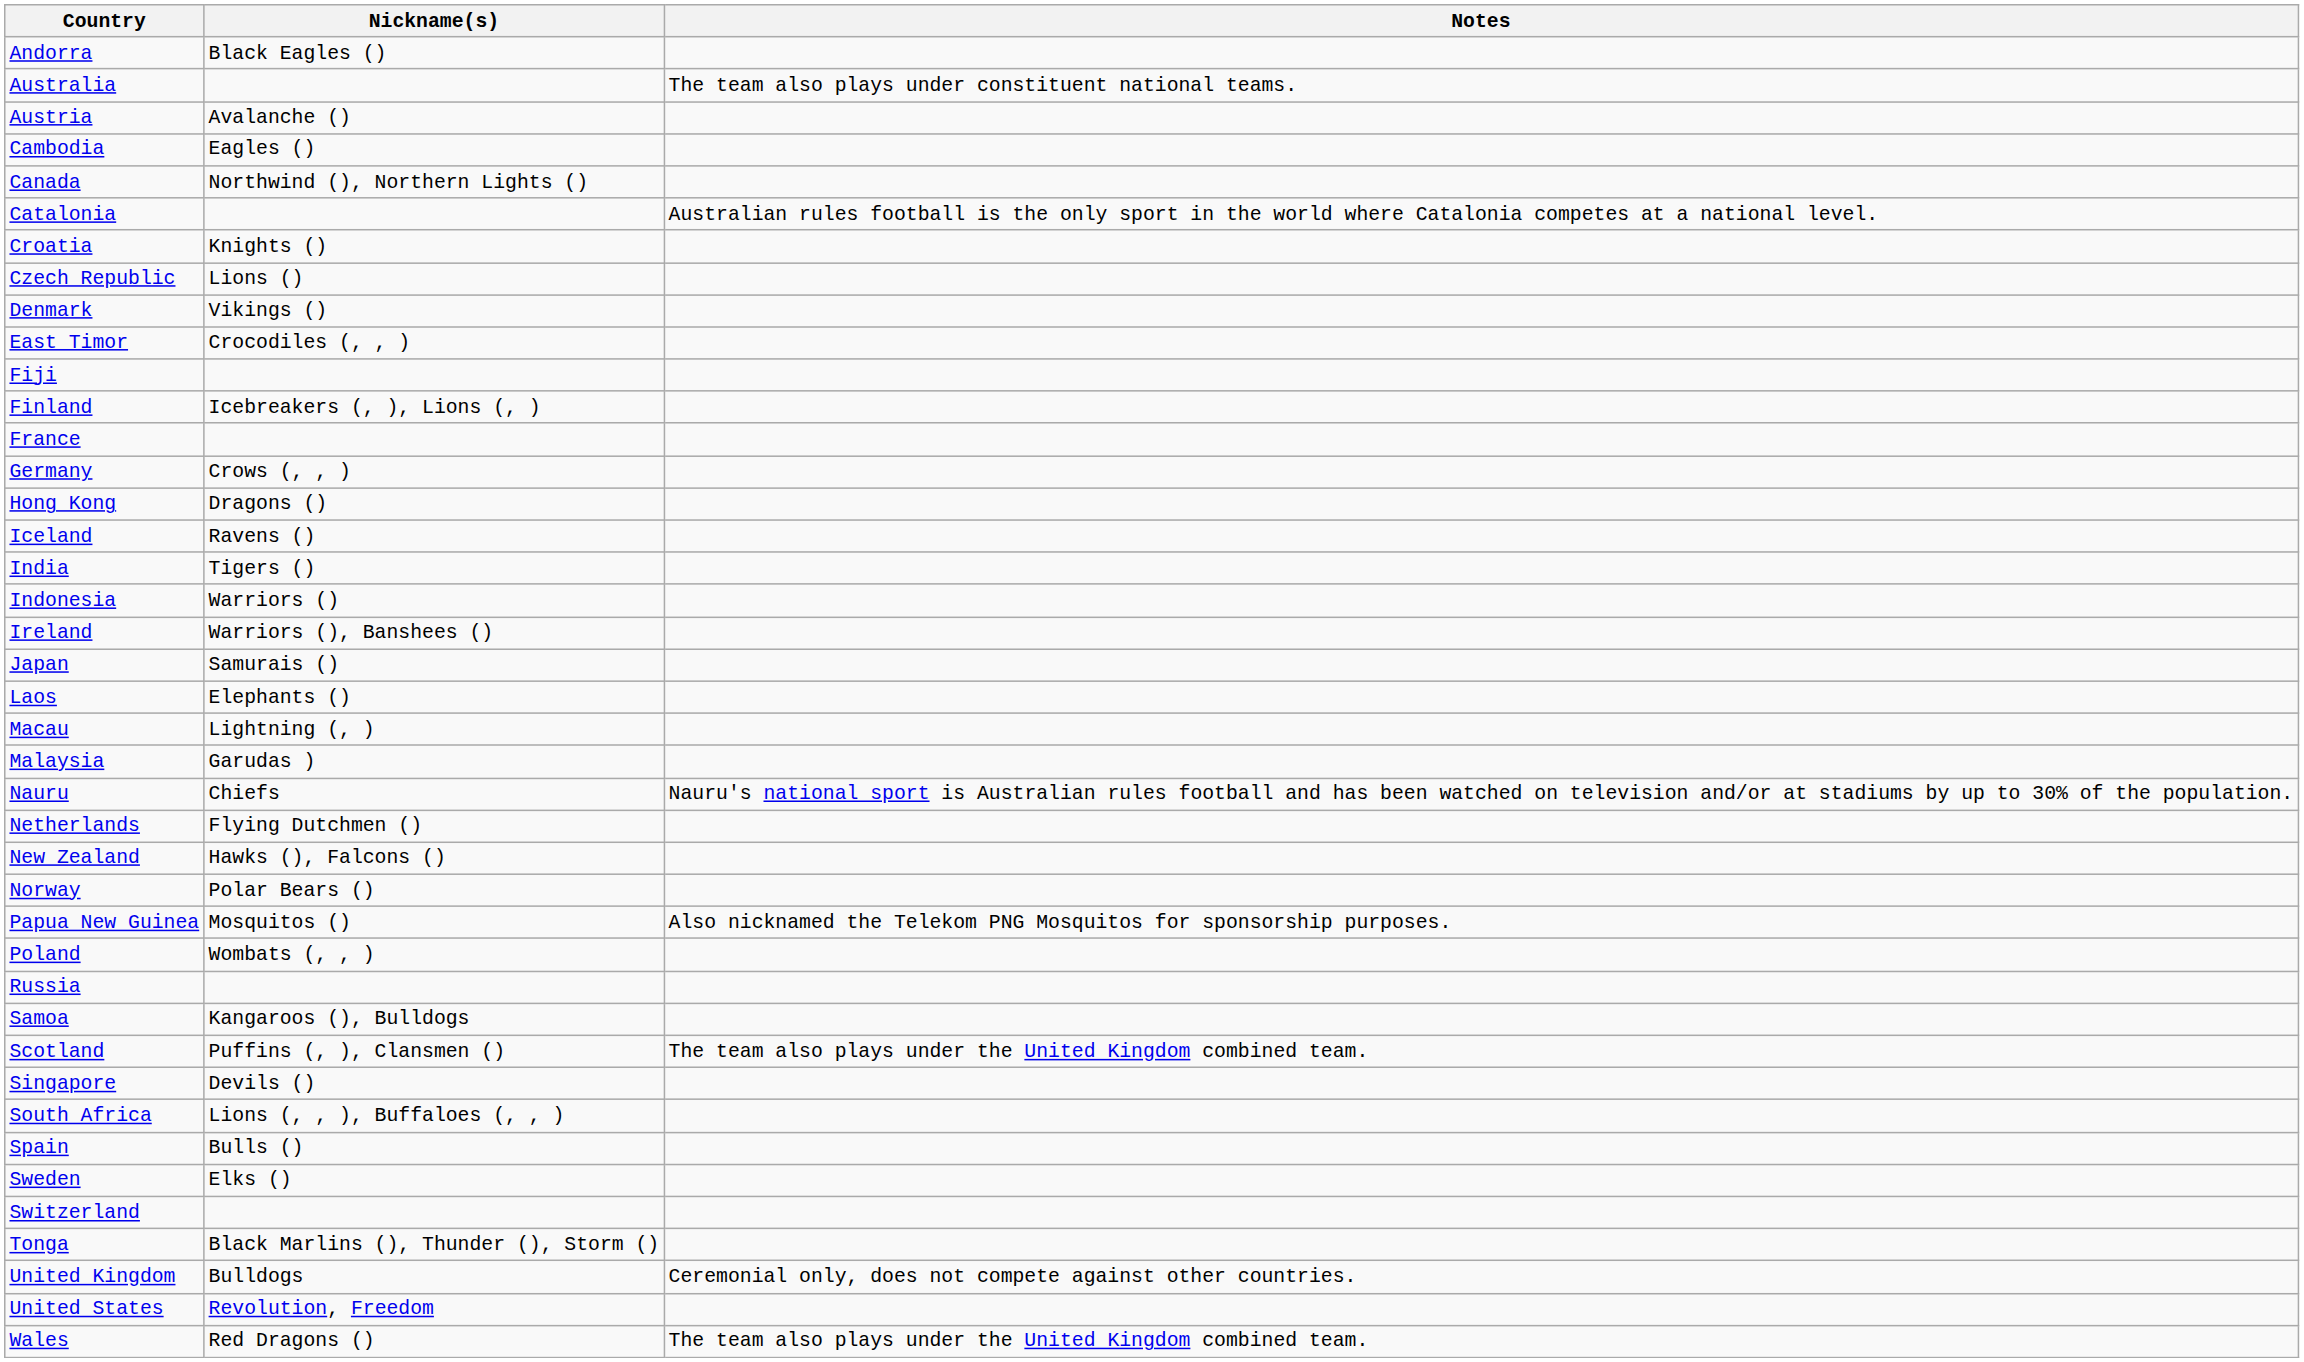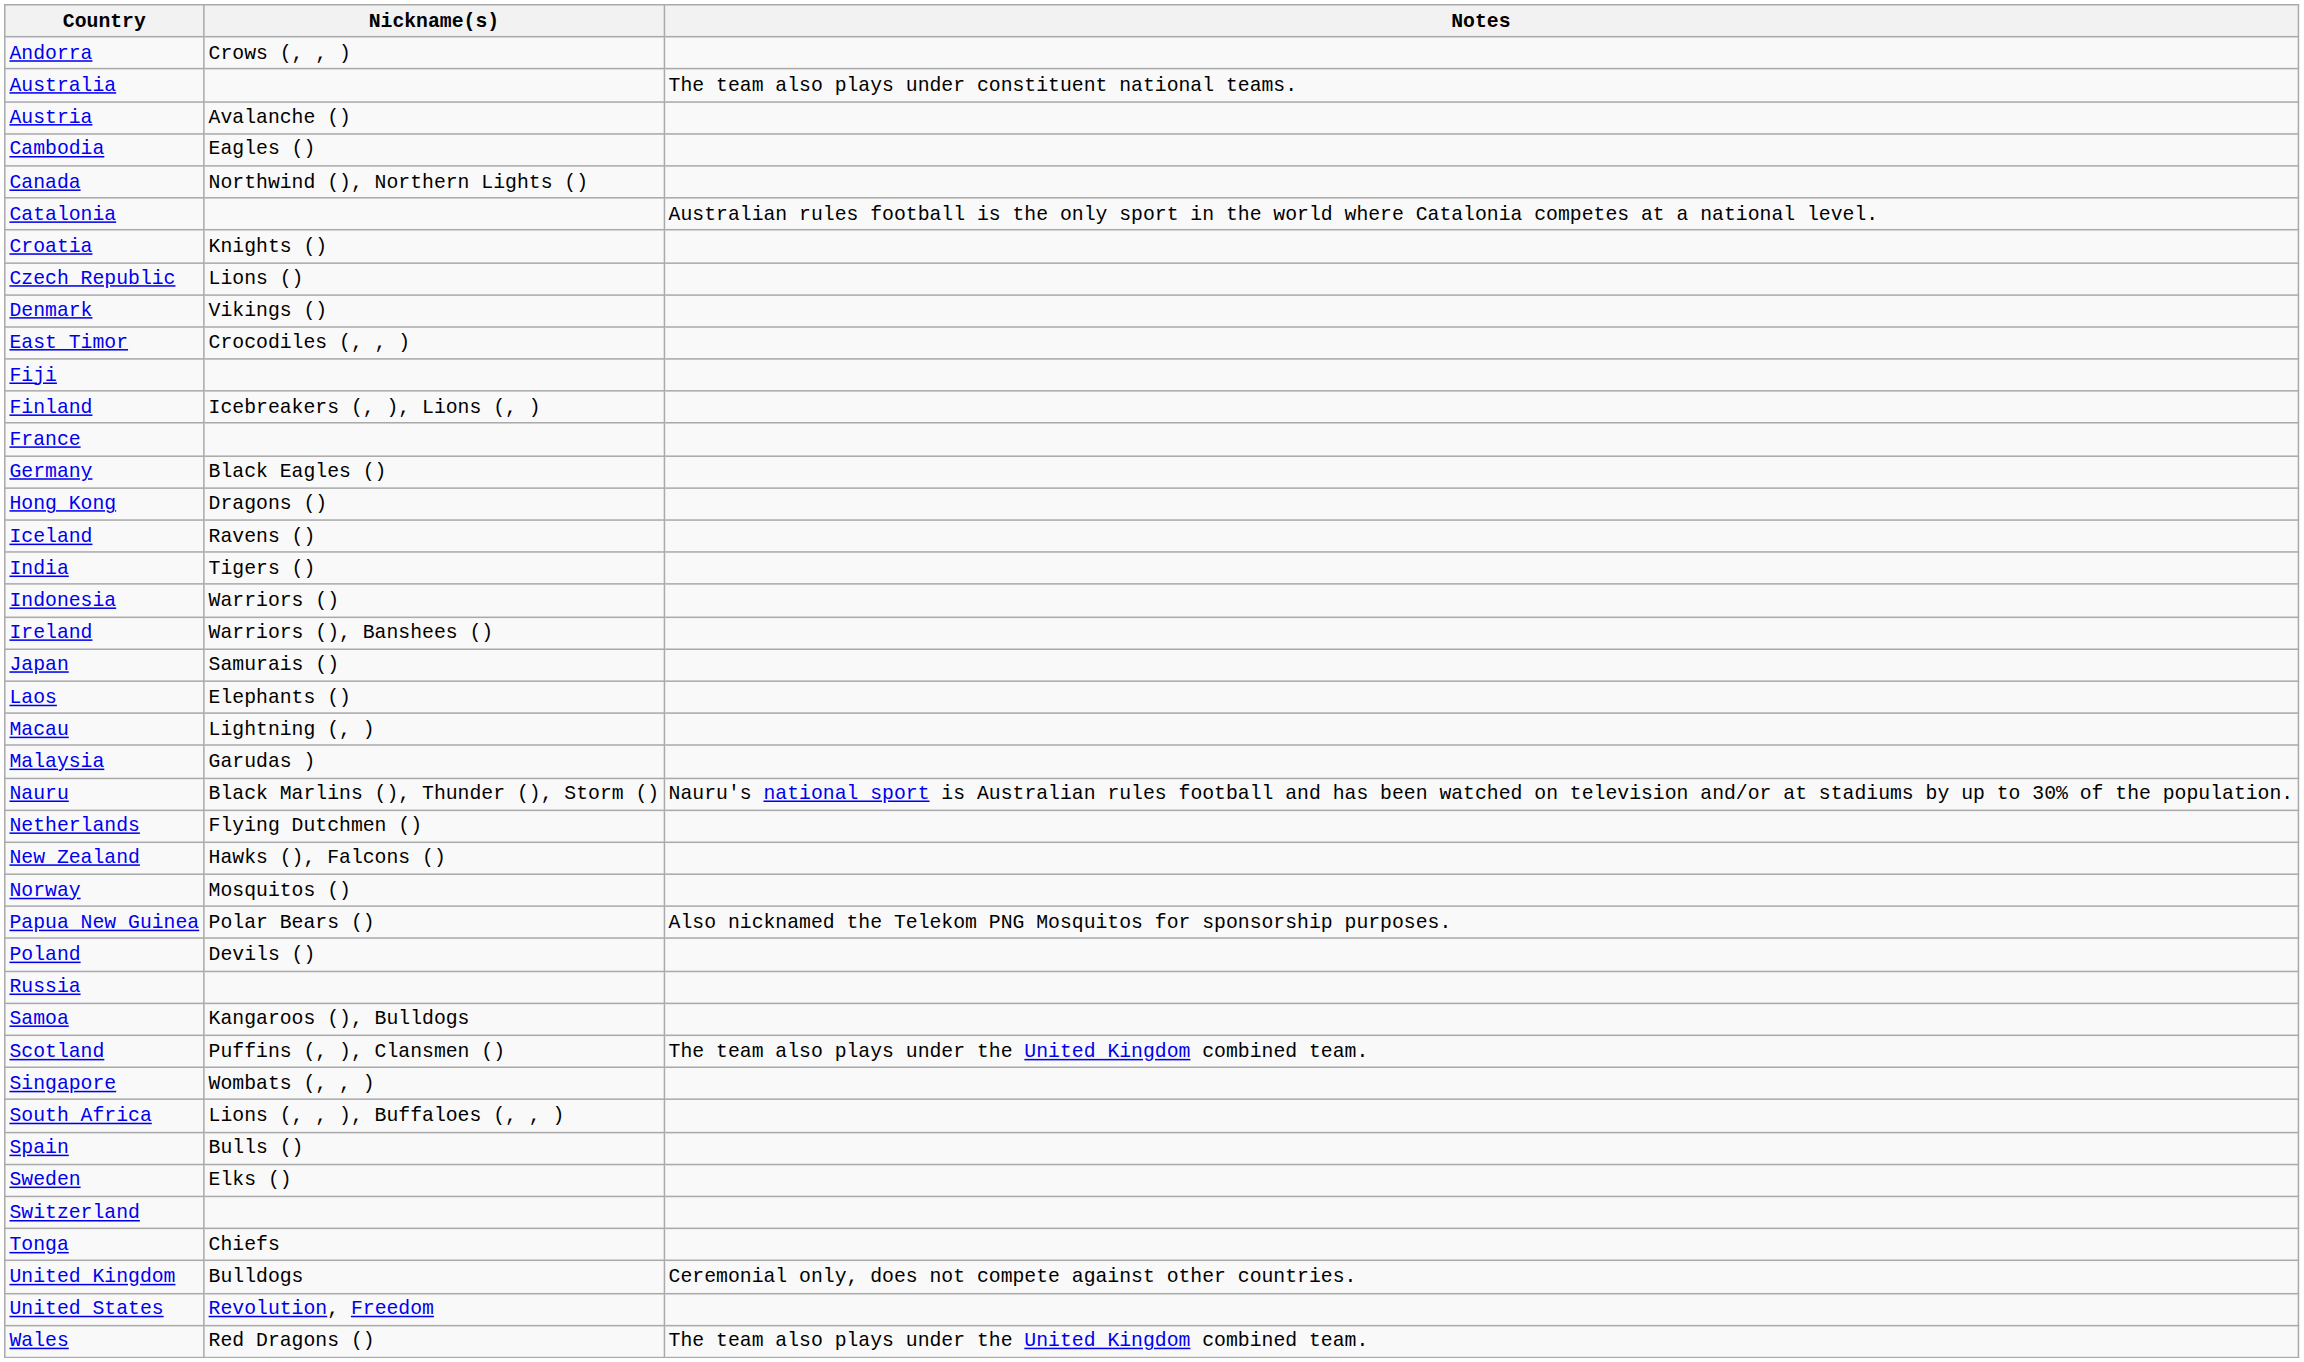(298, 53) Black Eagles () -> (280, 53) Crows (, , )
(280, 472) Crows (, , ) -> (298, 472) Black Eagles ()
(244, 794) Chiefs -> (434, 794) Black Marlins (), Thunder (), Storm ()
(292, 890) Polar Bears () -> (280, 890) Mosquitos ()
(280, 923) Mosquitos () -> (292, 923) Polar Bears ()
(292, 955) Wombats (, , ) -> (262, 955) Devils ()
(262, 1084) Devils () -> (292, 1084) Wombats (, , )
(434, 1245) Black Marlins (), Thunder (), Storm () -> (244, 1245) Chiefs
